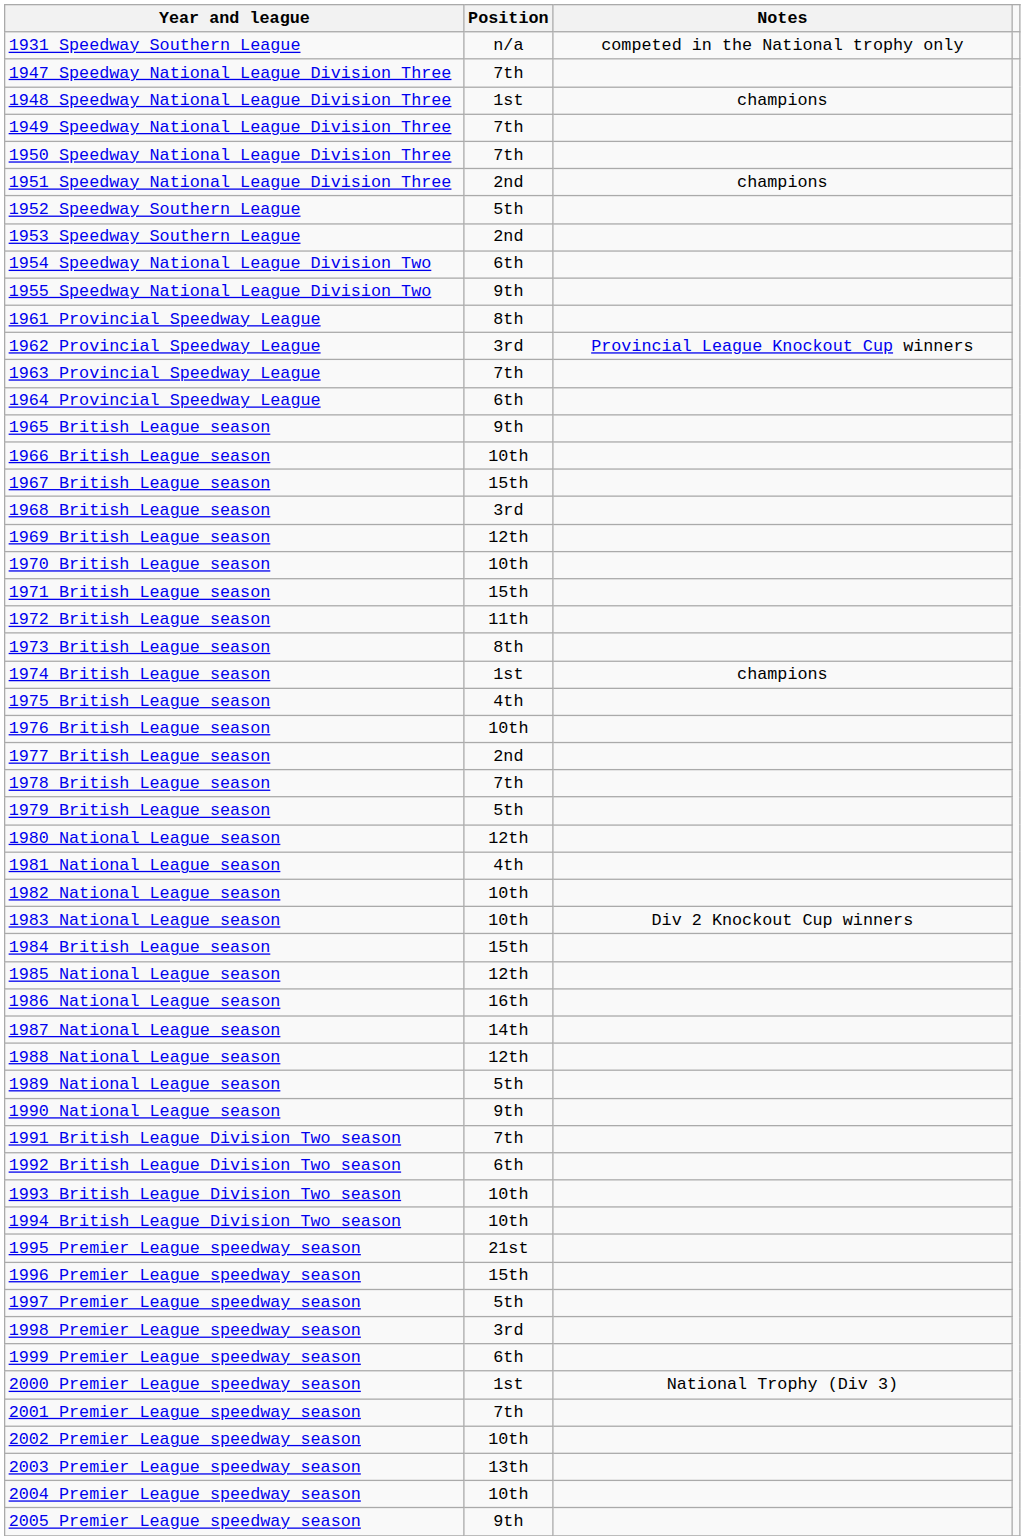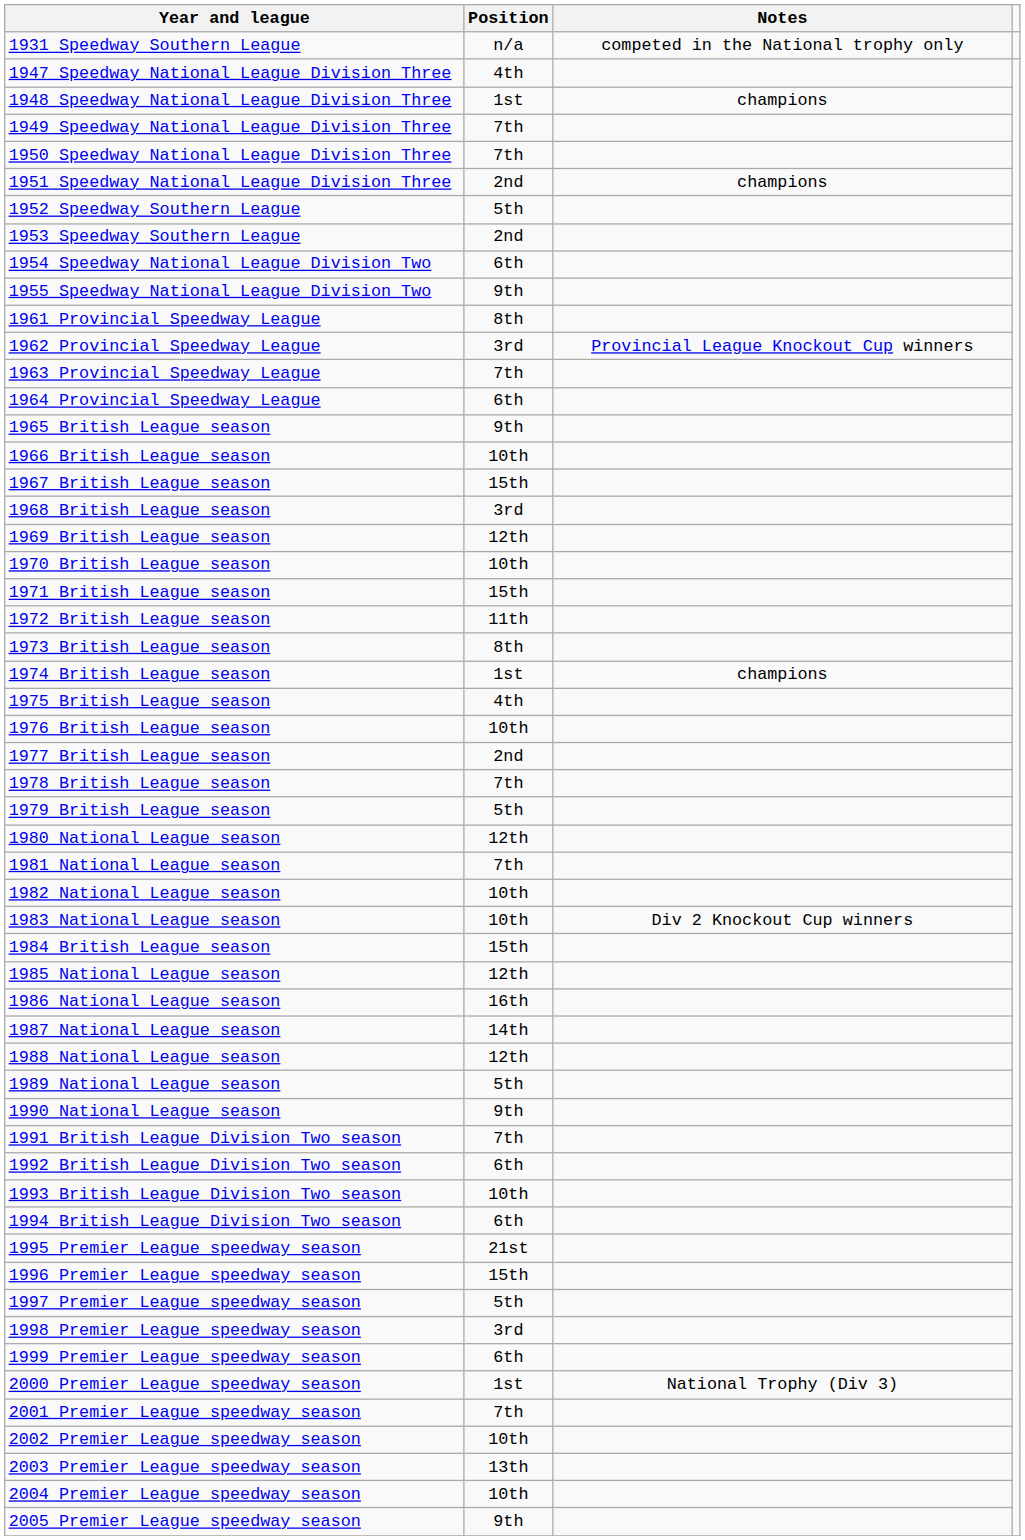(508, 73) 7th -> (508, 73) 4th
(508, 866) 4th -> (508, 866) 7th
(508, 1221) 10th -> (508, 1221) 6th
